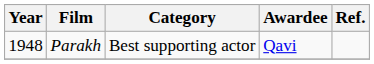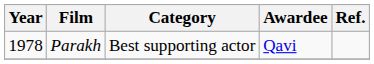(26, 45) 1948 -> (26, 45) 1978
